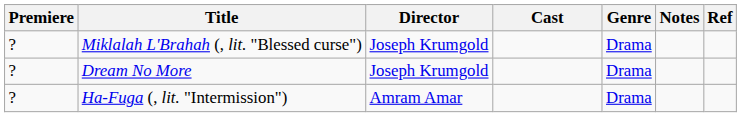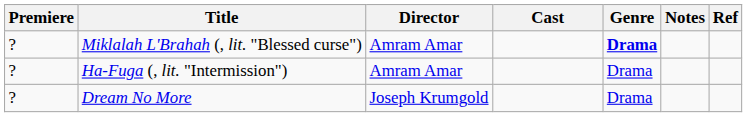(429, 44) Joseph Krumgold -> (416, 44) Amram Amar
(629, 44) normal -> (632, 44) bold
rows swapped: (137, 71) <-> (185, 97)
